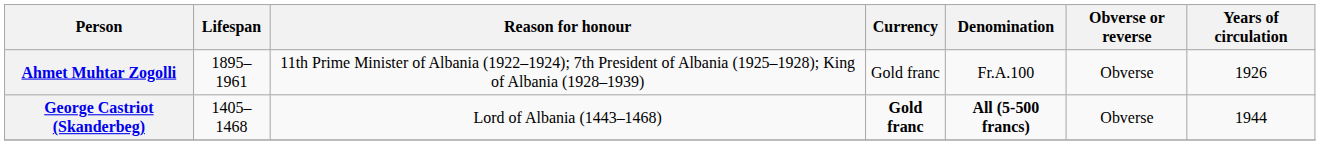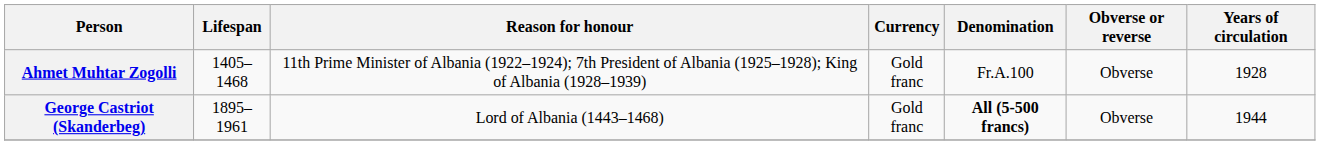(232, 72) 1895–1961 -> (232, 72) 1405–1468
(1251, 72) 1926 -> (1251, 72) 1928
(232, 117) 1405–1468 -> (232, 117) 1895–1961
(905, 117) bold -> (907, 117) normal
